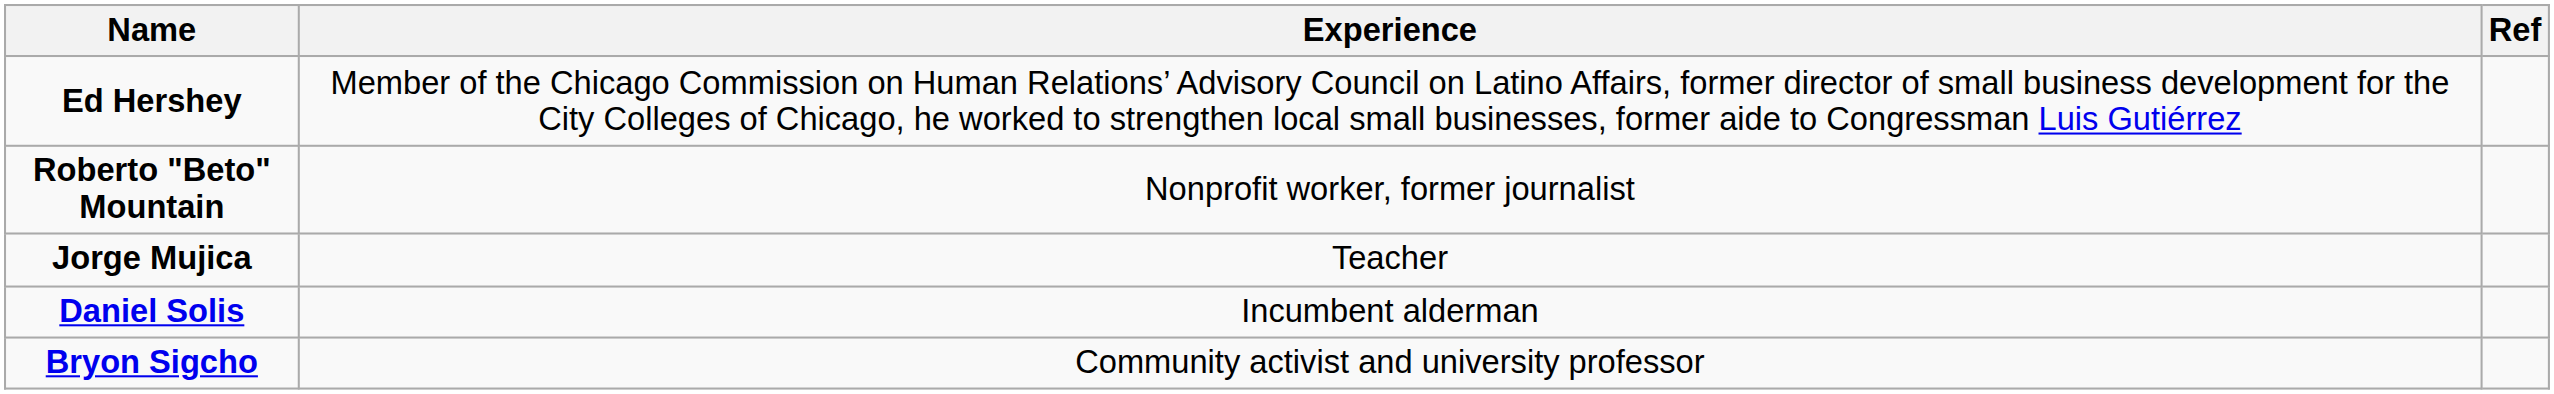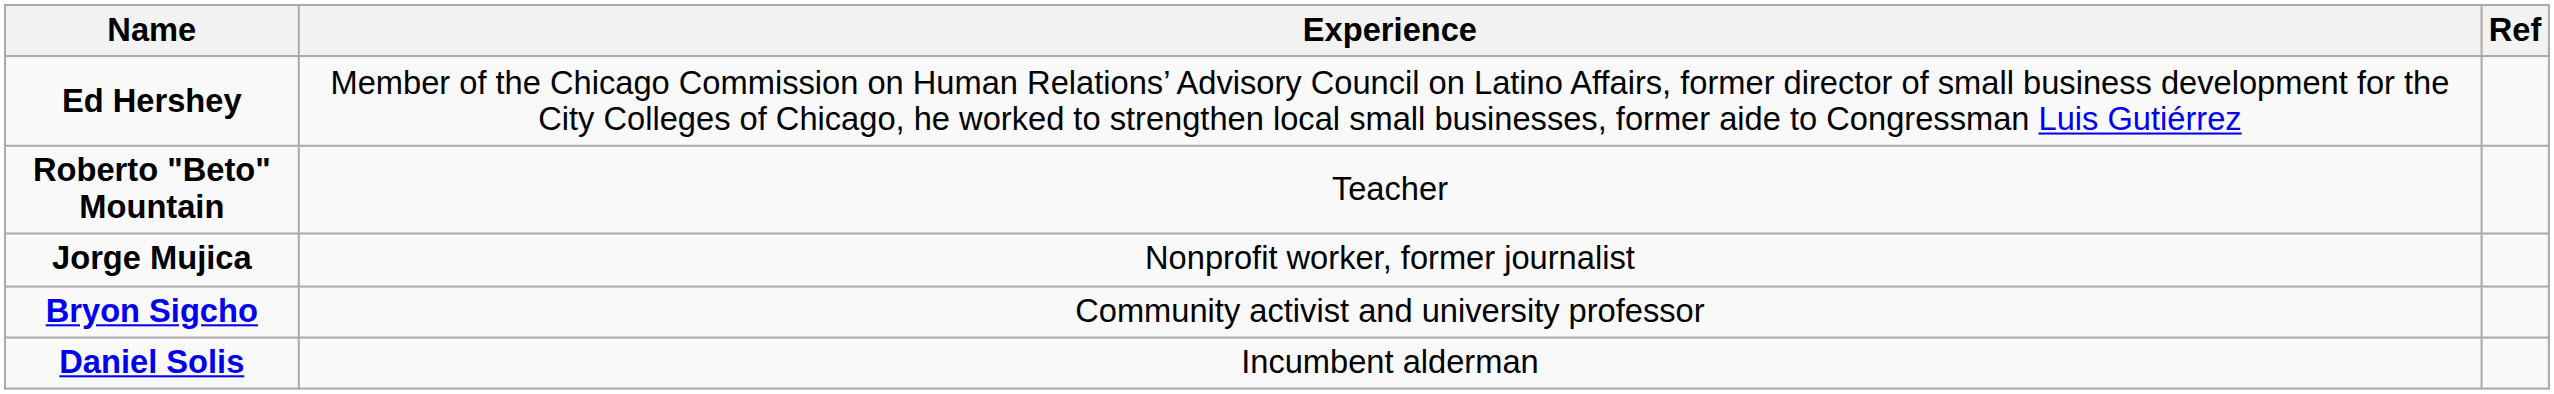(1390, 188) Nonprofit worker, former journalist -> (1390, 188) Teacher
(1390, 259) Teacher -> (1390, 259) Nonprofit worker, former journalist
rows swapped: (152, 362) <-> (152, 310)
